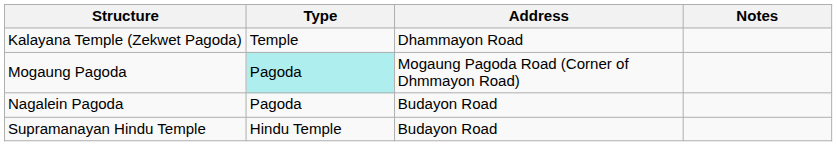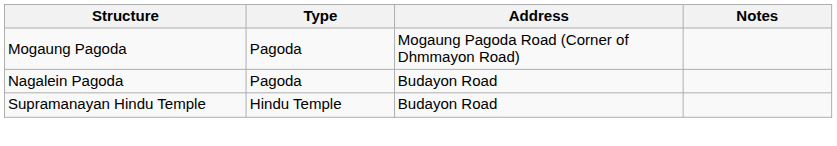- row: (125, 40)
(276, 72) paleturquoise background -> (276, 48) no background
